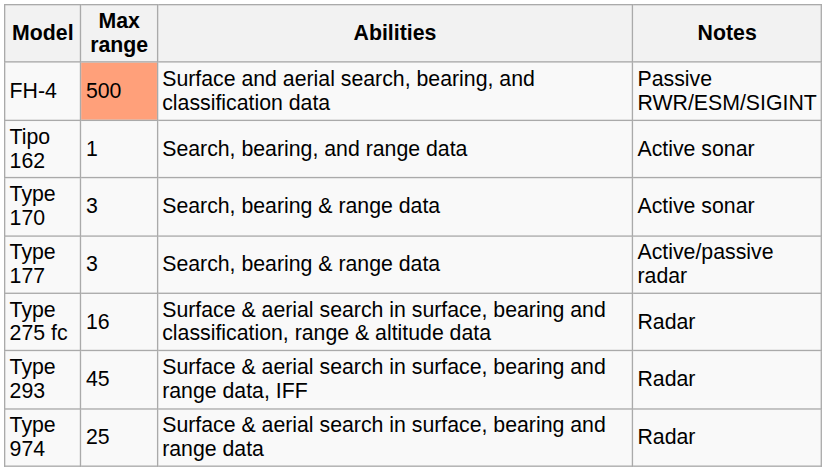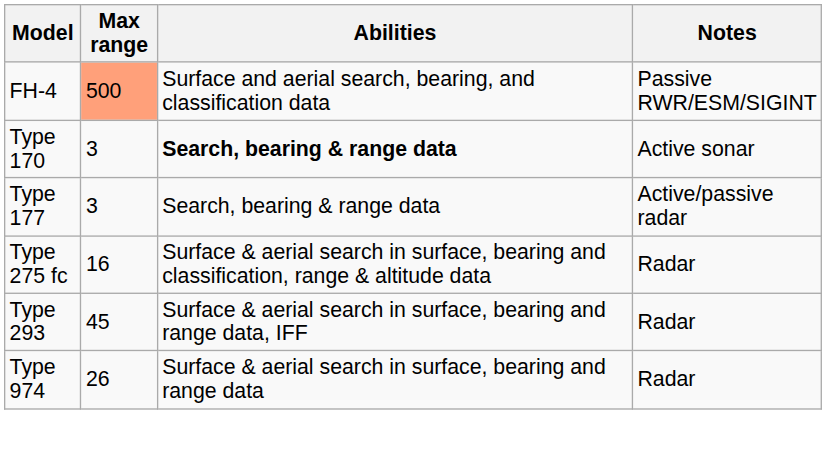- row: (30, 148)
(301, 206) normal -> (309, 148) bold
(98, 437) 25 -> (98, 379) 26
